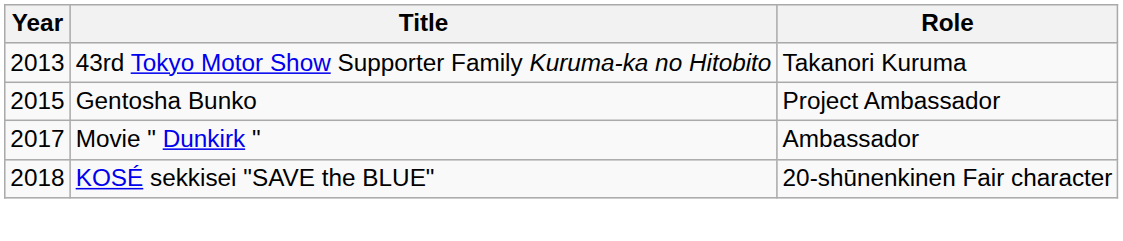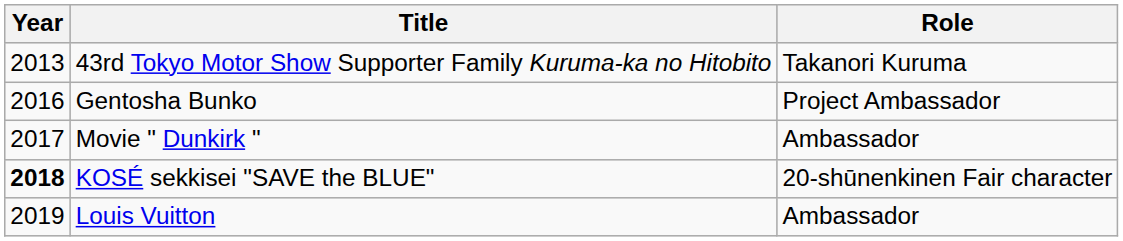(37, 100) 2015 -> (37, 100) 2016
(37, 178) normal -> (37, 178) bold
+ row: (146, 216)
